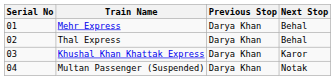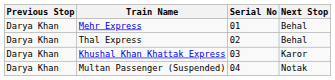columns swapped: (30, 11) <-> (243, 11)
